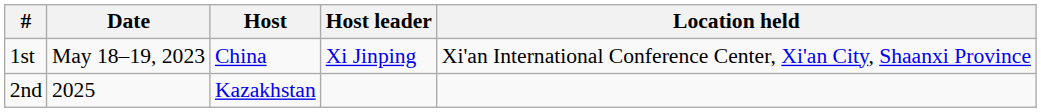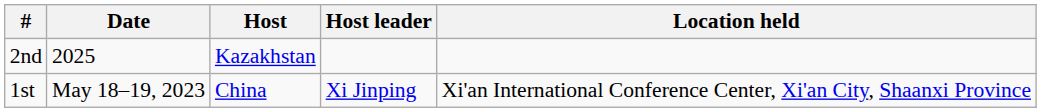rows swapped: (22, 55) <-> (26, 90)
